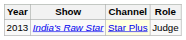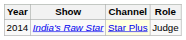(17, 27) 2013 -> (17, 27) 2014
